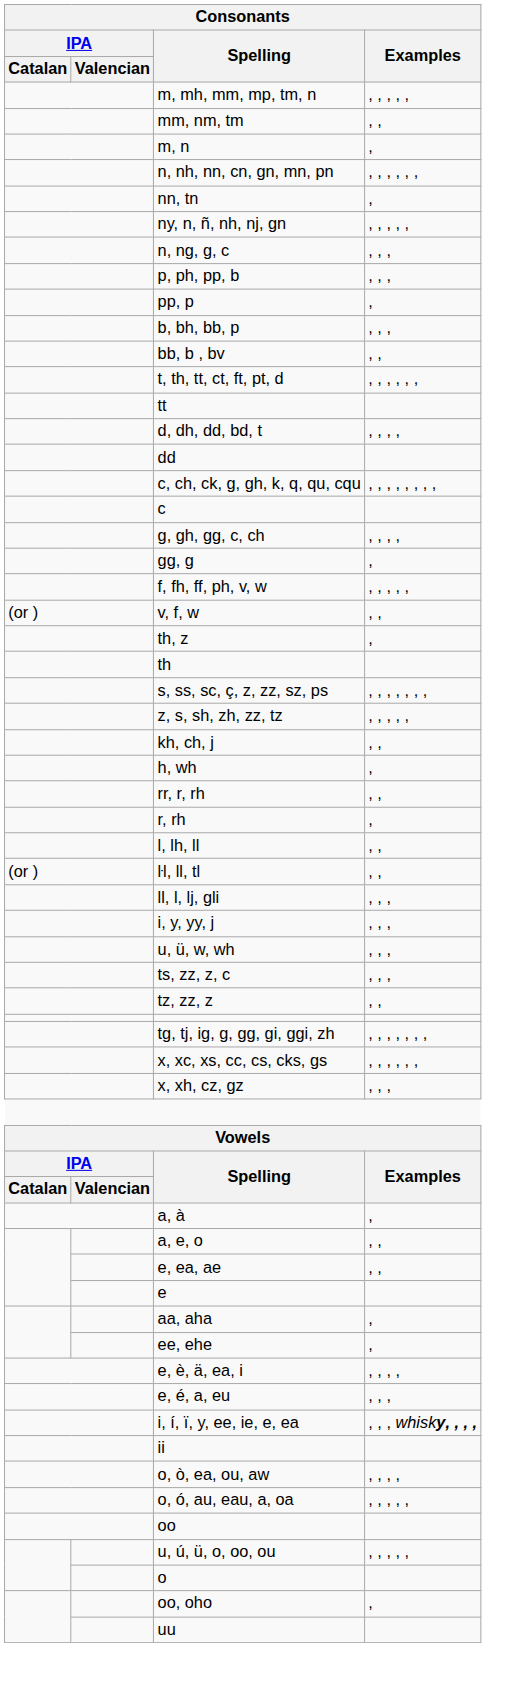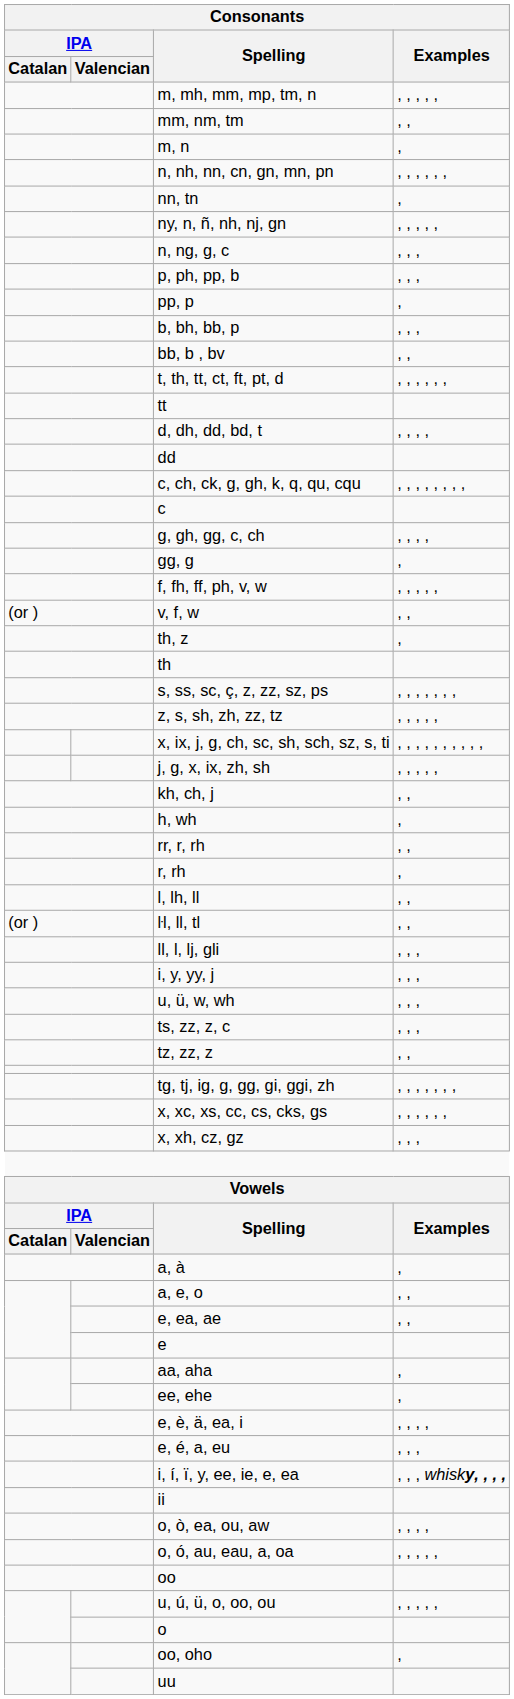+ row: (274, 742)
+ row: (214, 768)
